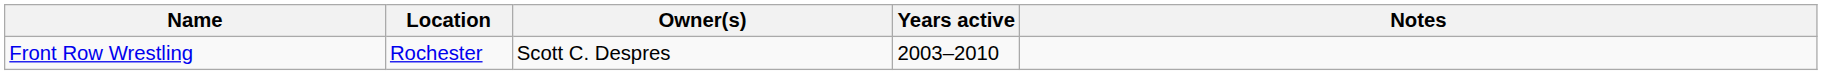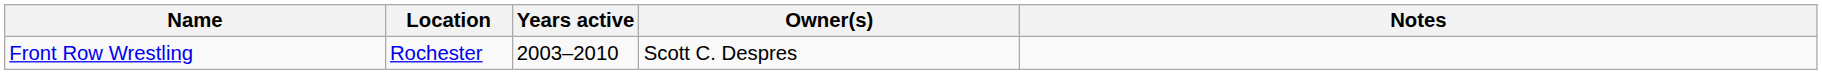columns swapped: (702, 20) <-> (956, 20)
